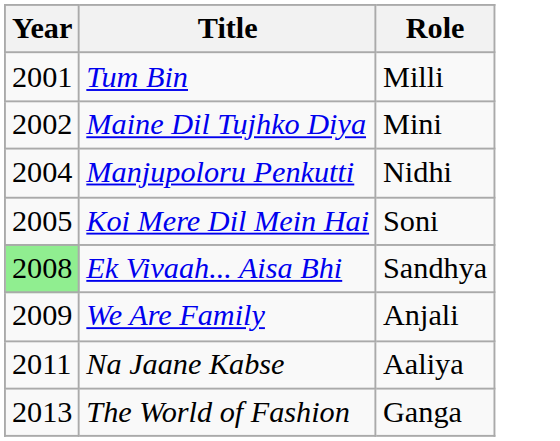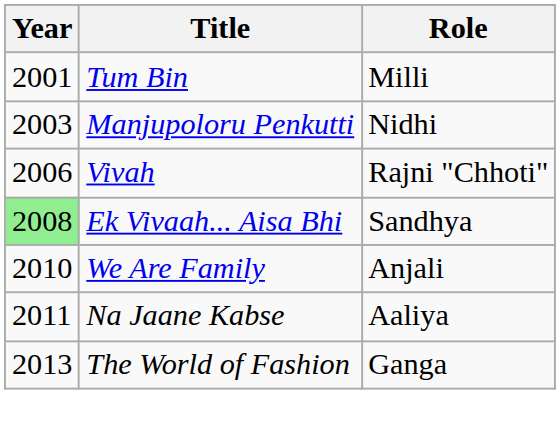- row: (226, 124)
(42, 172) 2004 -> (42, 124) 2003
- row: (228, 220)
+ row: (120, 172)
(42, 316) 2009 -> (42, 268) 2010
